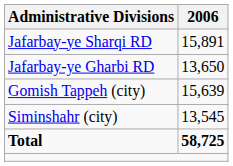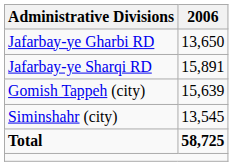rows swapped: (81, 66) <-> (80, 41)
